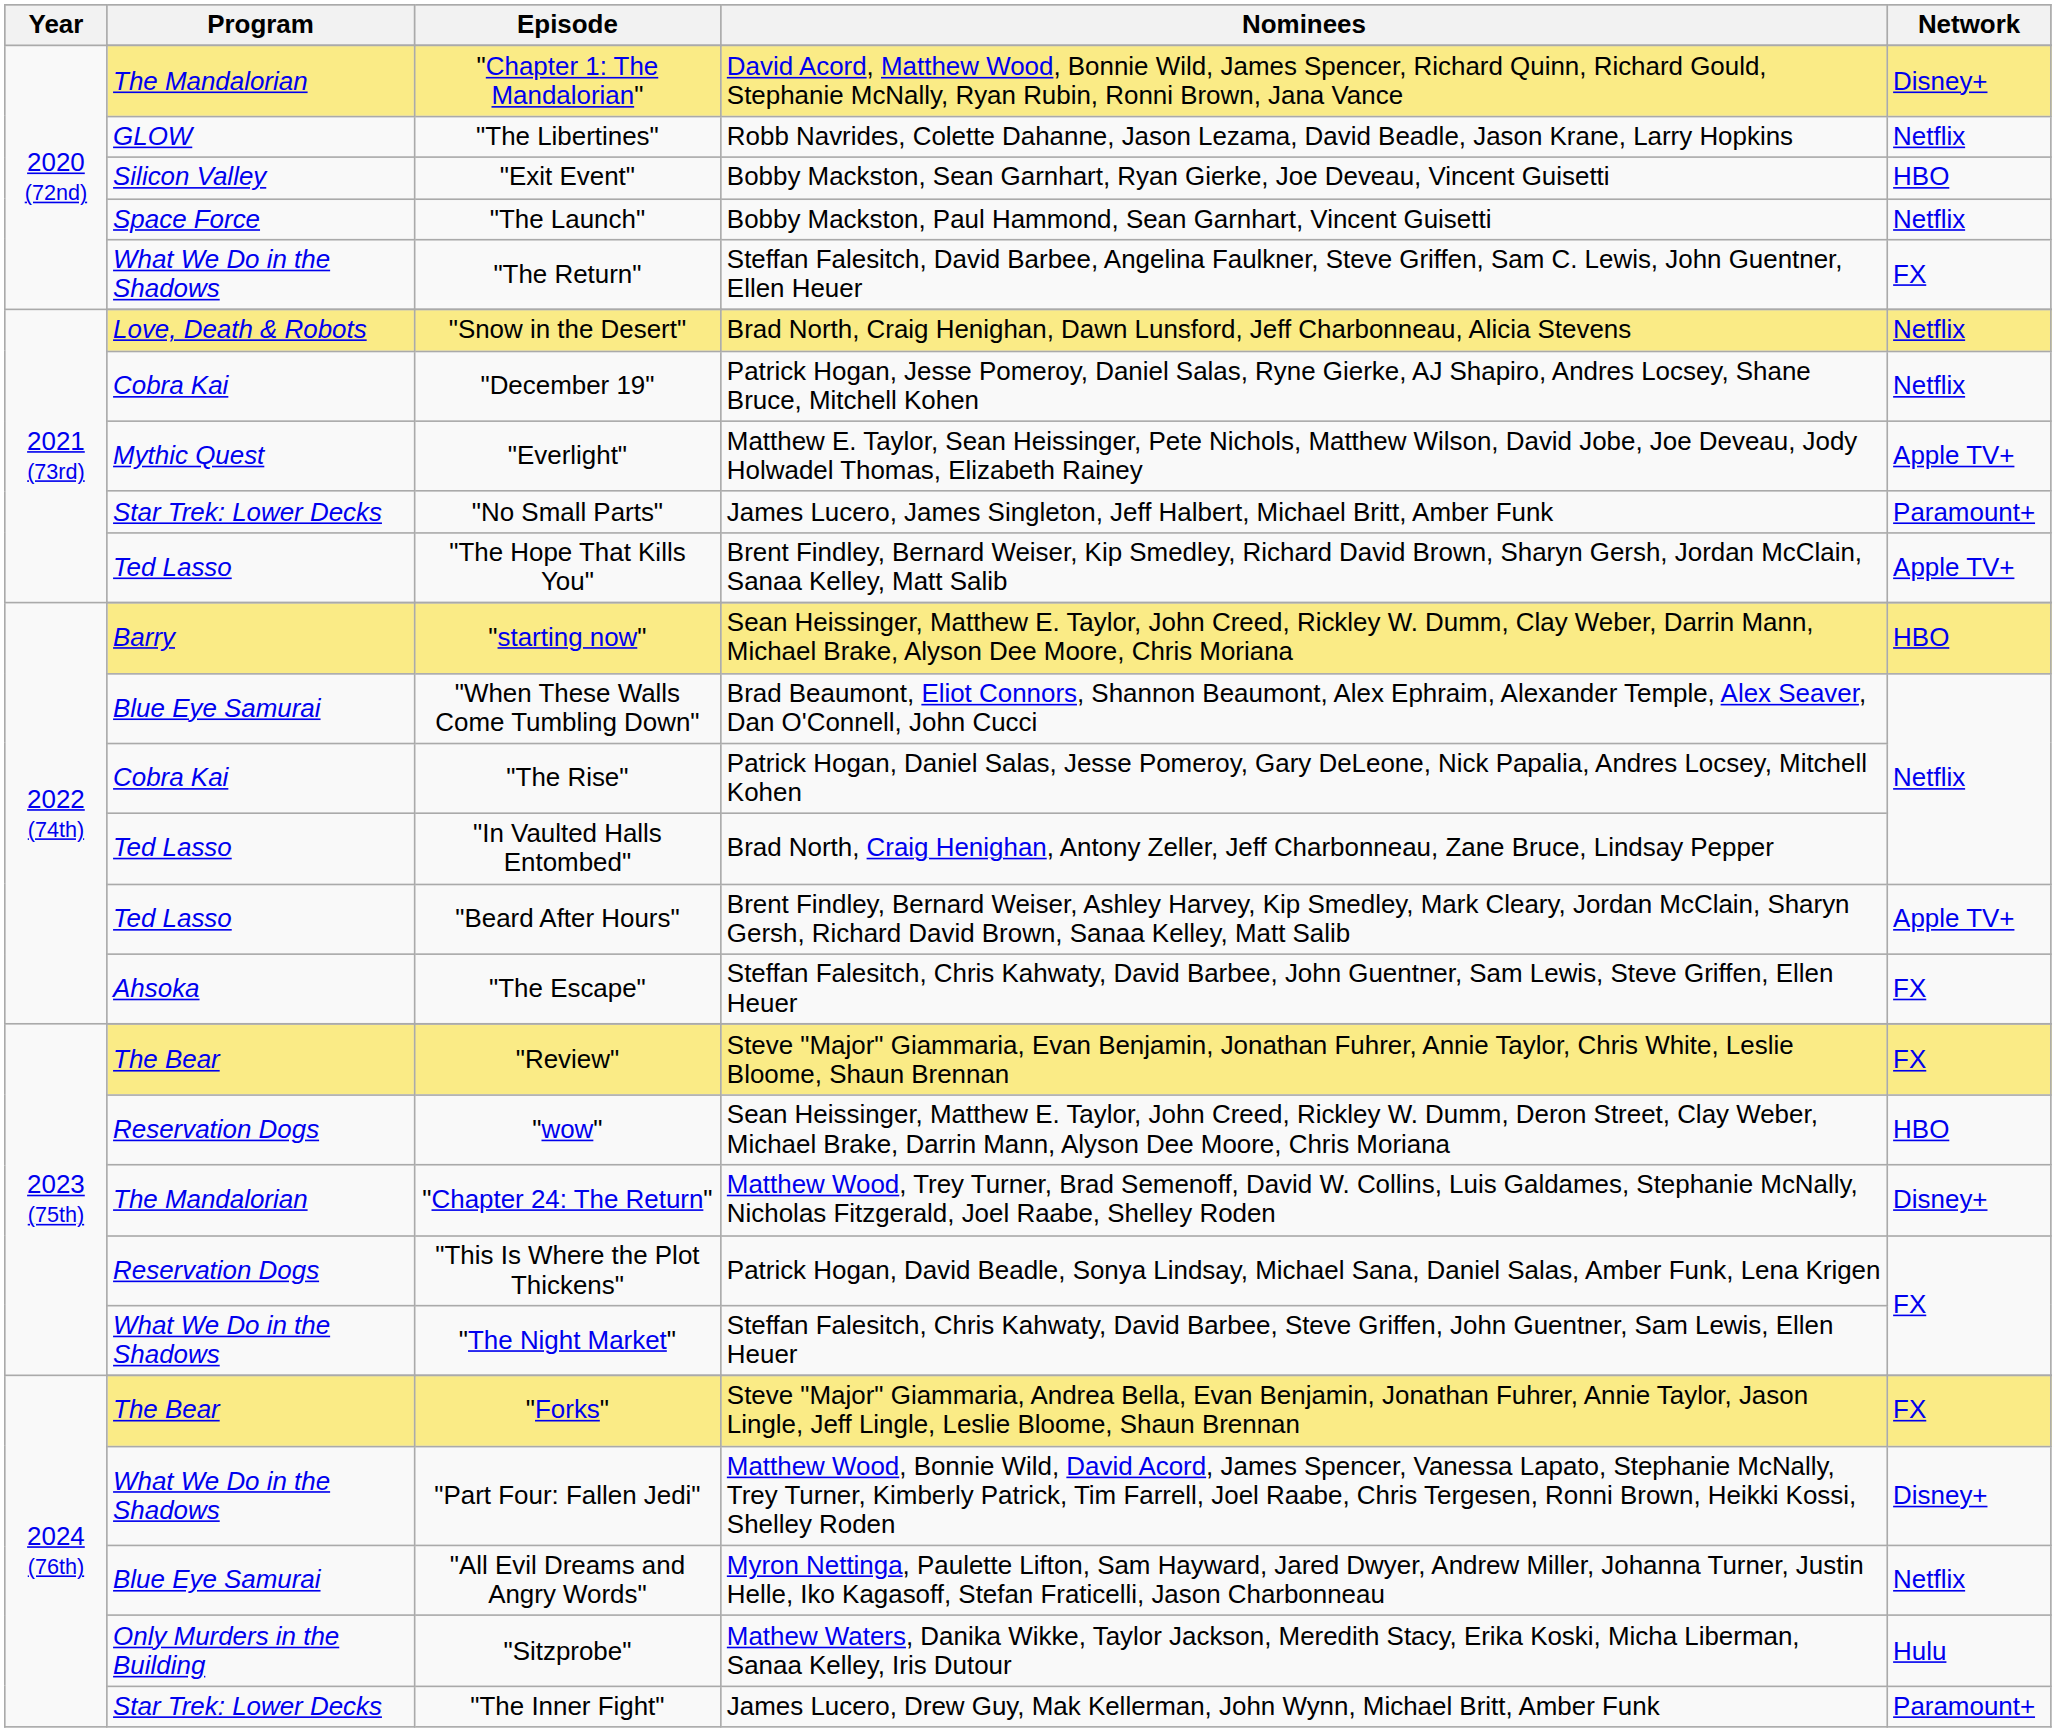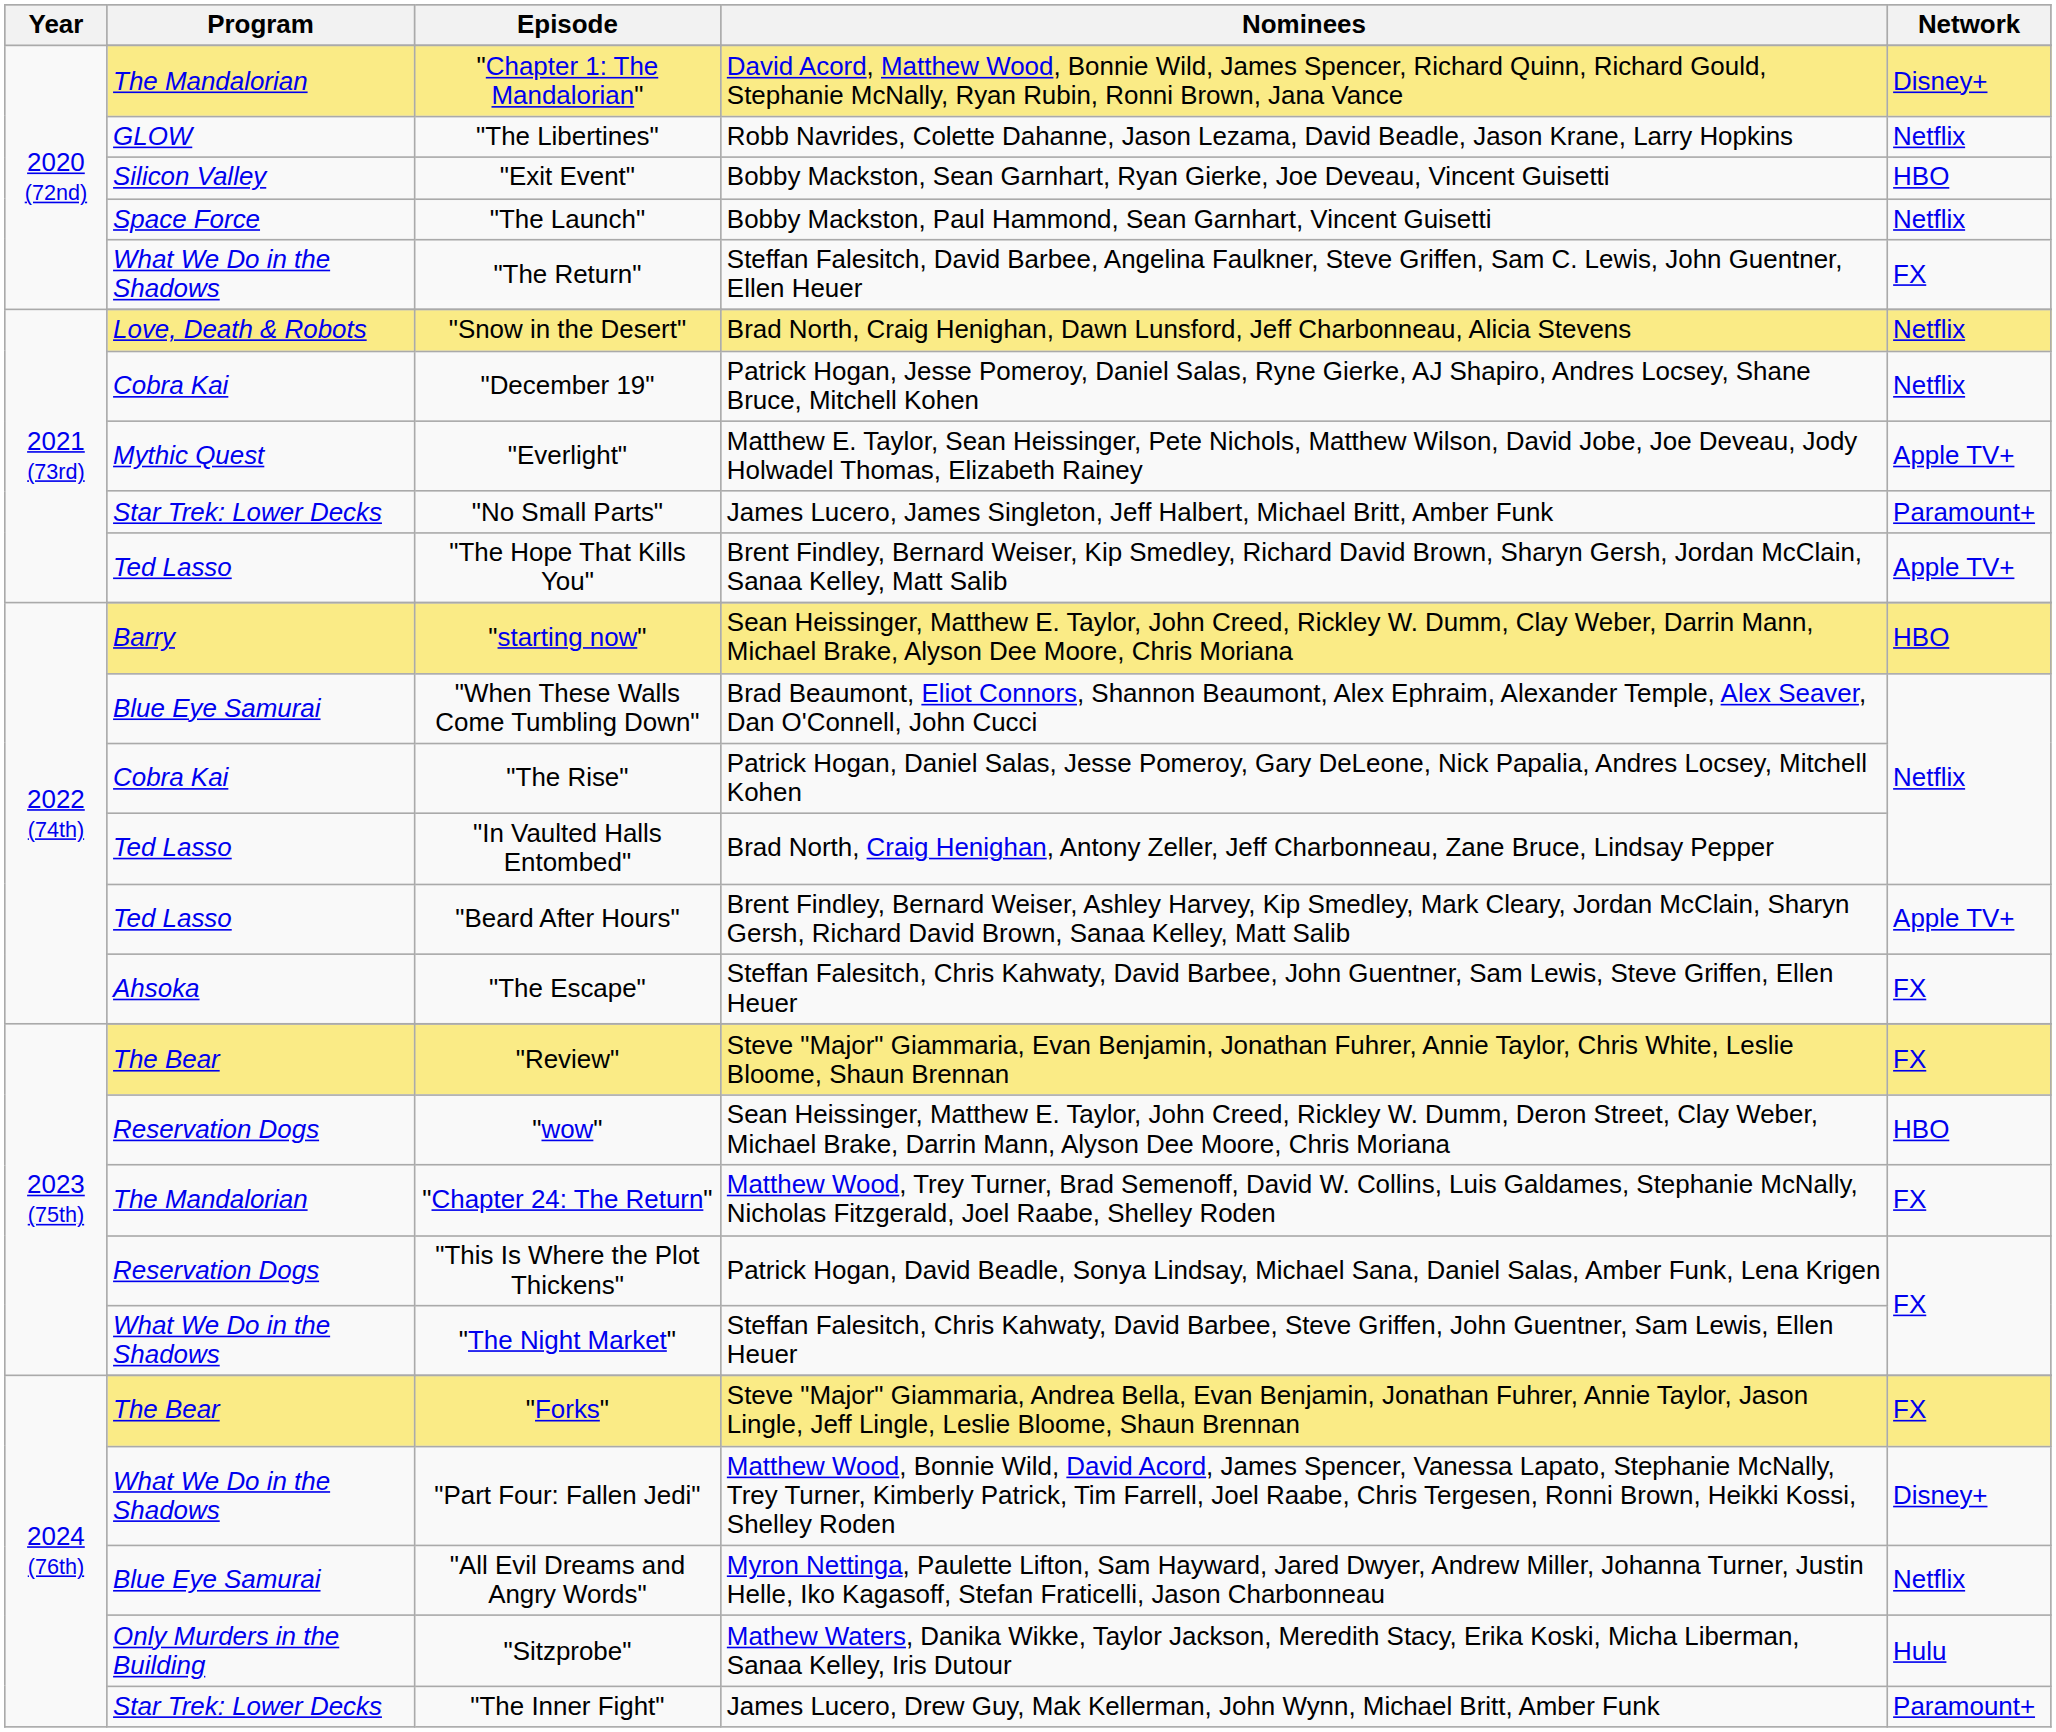(1940, 1199) Disney+ -> (1910, 1199) FX
